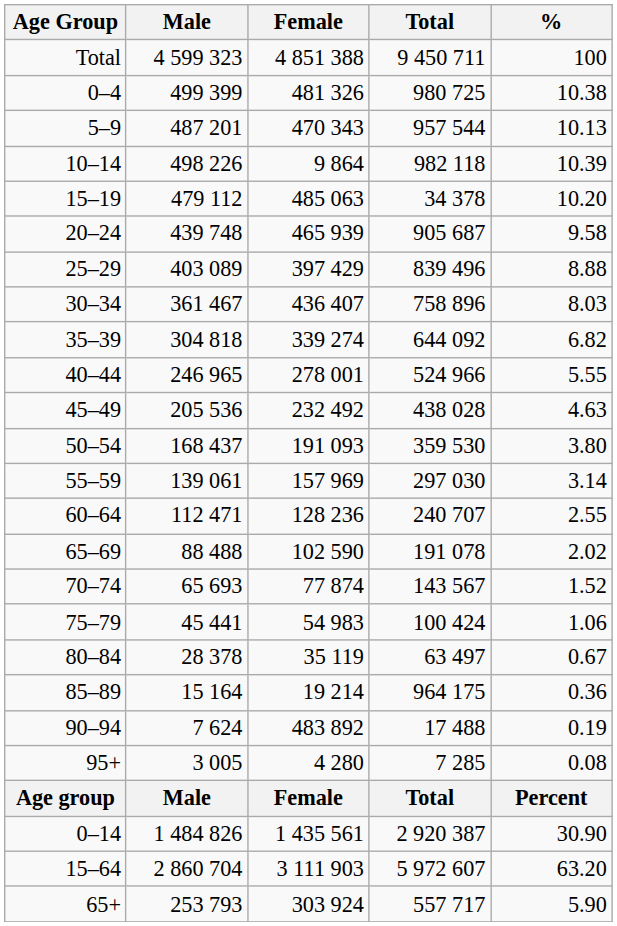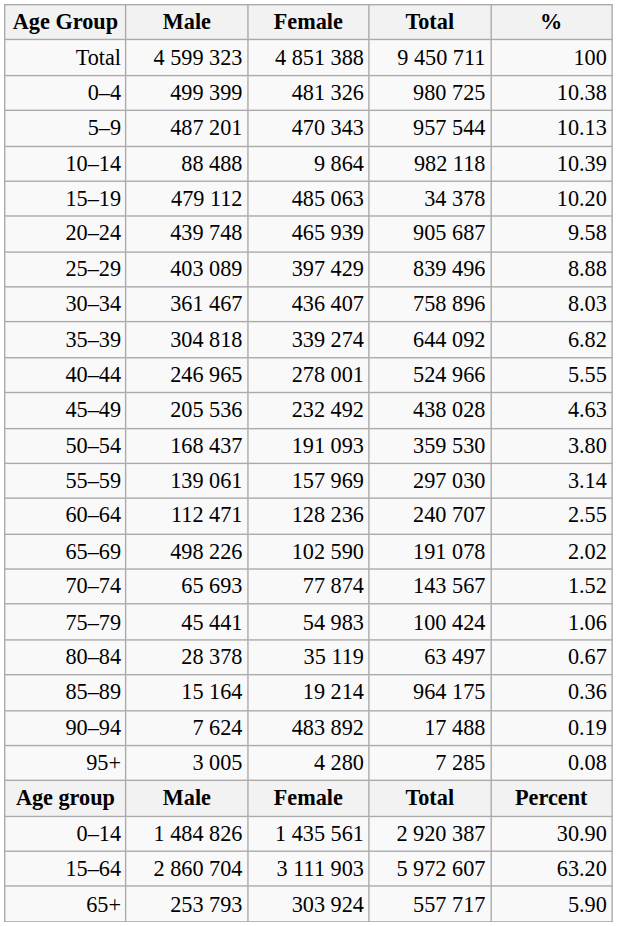(206, 163) 498 226 -> (212, 163) 88 488
(212, 551) 88 488 -> (206, 551) 498 226
